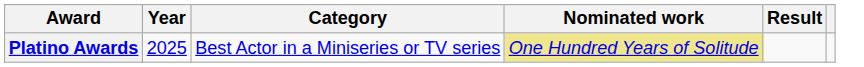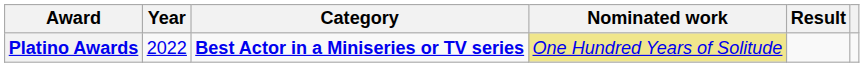(167, 47) 2025 -> (167, 47) 2022
(348, 47) normal -> (360, 47) bold
